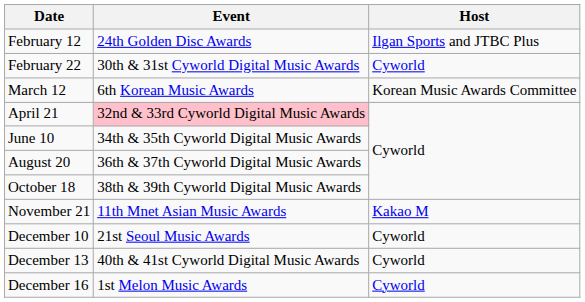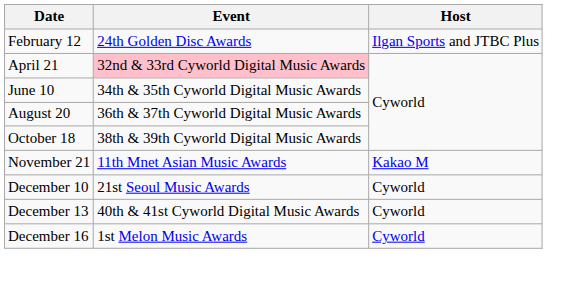- row: (44, 65)
- row: (37, 89)
